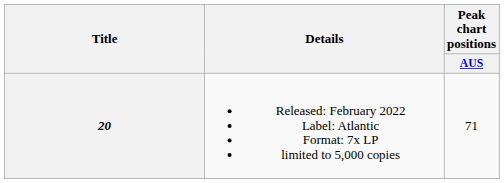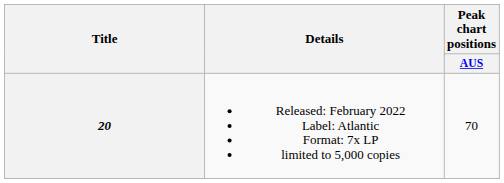(472, 125) 71 -> (472, 125) 70
